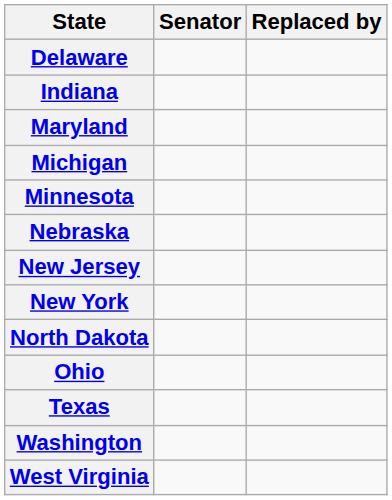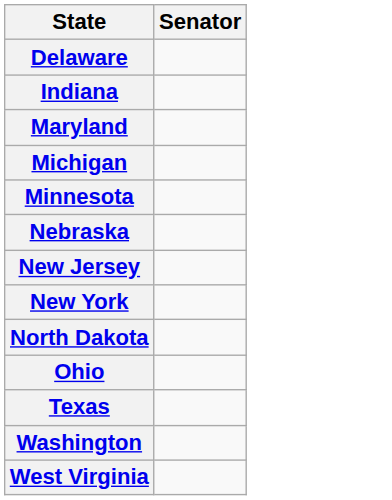- column: (316, 22)
